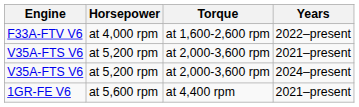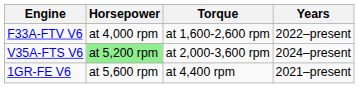- row: (45, 53)
(123, 72) no background -> (123, 53) lightgreen background
